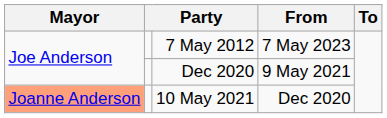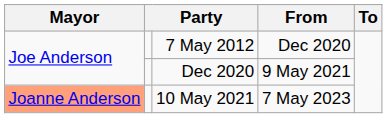(306, 44) 7 May 2023 -> (314, 44) Dec 2020
(314, 98) Dec 2020 -> (306, 98) 7 May 2023
